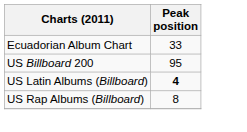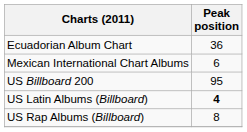(176, 44) 33 -> (217, 44) 36
+ row: (98, 63)
